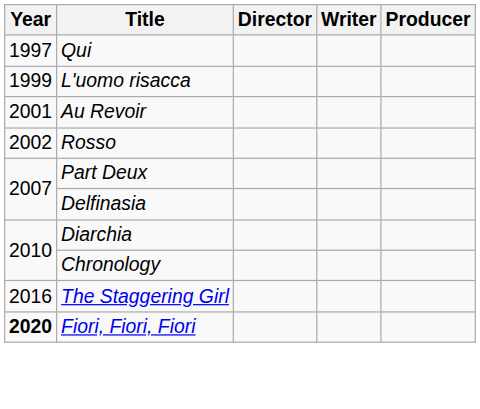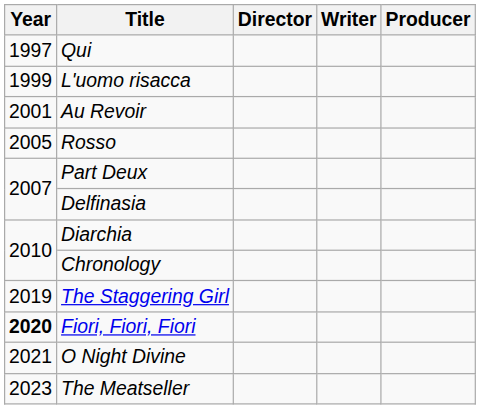(31, 142) 2002 -> (31, 142) 2005
(31, 296) 2016 -> (31, 296) 2019
+ row: (123, 357)
+ row: (125, 388)
